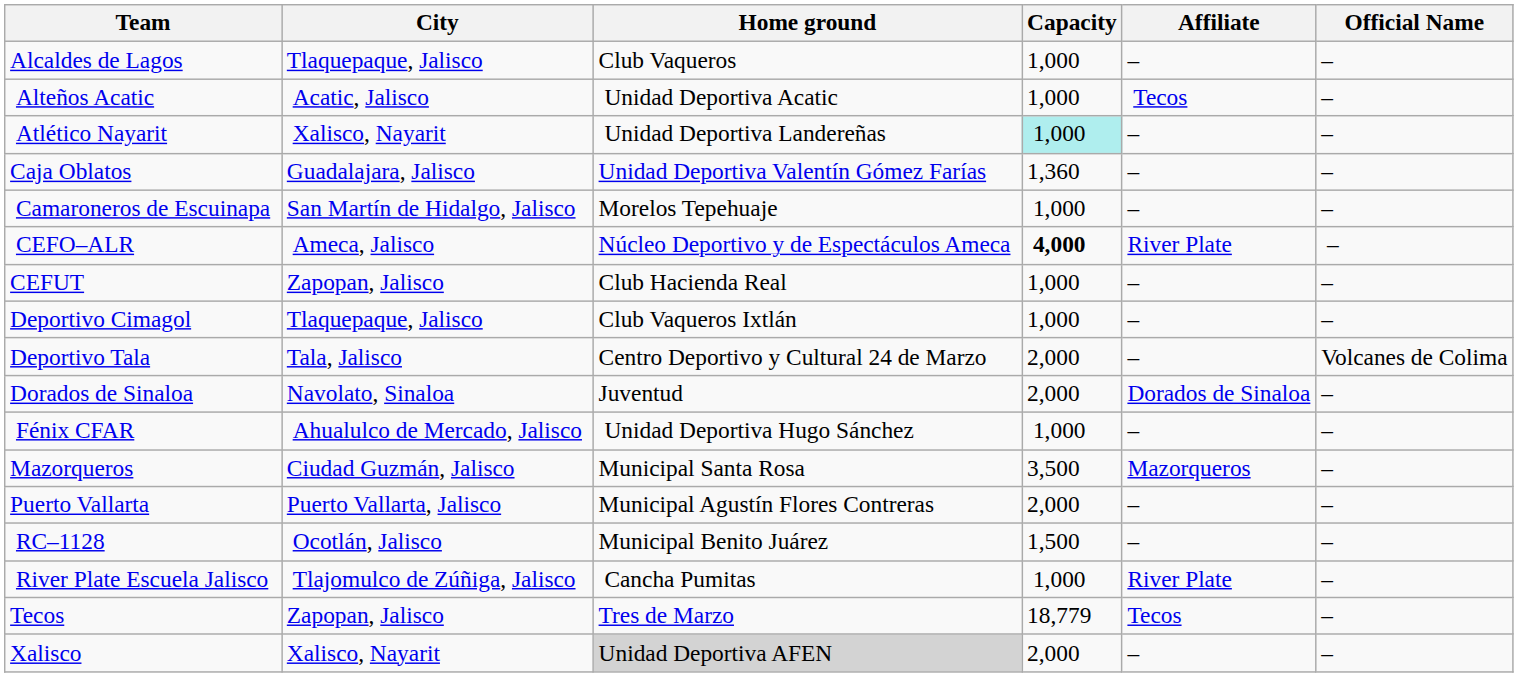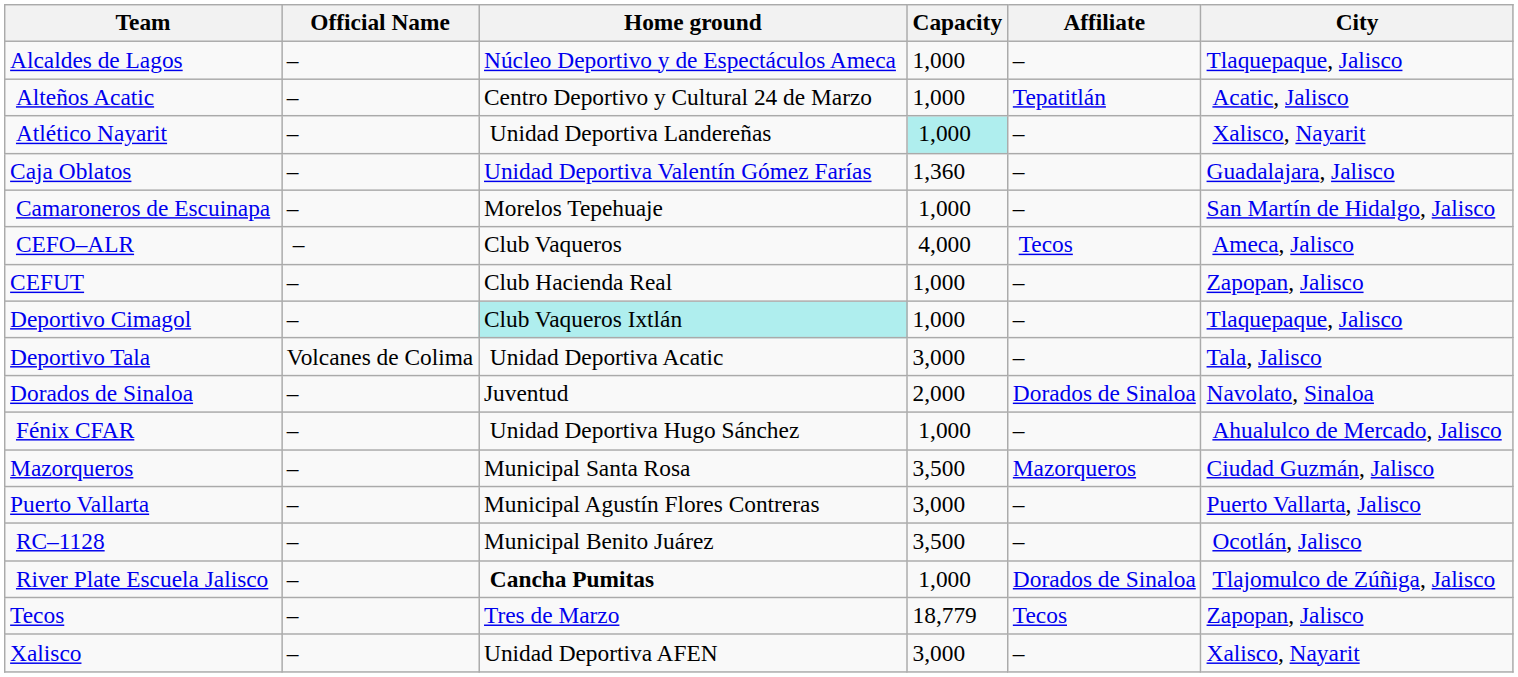columns swapped: (437, 23) <-> (1414, 23)
(667, 60) Club Vaqueros -> (693, 60) Núcleo Deportivo y de Espectáculos Ameca
(718, 97) Unidad Deportiva Acatic -> (678, 97) Centro Deportivo y Cultural 24 de Marzo
(1160, 97) Tecos -> (1059, 97) Tepatitlán
(807, 245) Núcleo Deportivo y de Espectáculos Ameca -> (553, 245) Club Vaqueros
(1056, 245) bold -> (942, 245) normal
(1180, 245) River Plate -> (1046, 245) Tecos
(698, 319) no background -> (583, 319) paleturquoise background
(793, 356) Centro Deportivo y Cultural 24 de Marzo -> (604, 356) Unidad Deportiva Acatic
(1053, 356) 2,000 -> (939, 356) 3,000
(1053, 504) 2,000 -> (939, 504) 3,000
(1053, 541) 1,500 -> (939, 541) 3,500
(677, 578) normal -> (569, 578) bold
(1180, 578) River Plate -> (1104, 578) Dorados de Sinaloa
(715, 652) lightgrey background -> (601, 652) no background
(1053, 652) 2,000 -> (939, 652) 3,000
